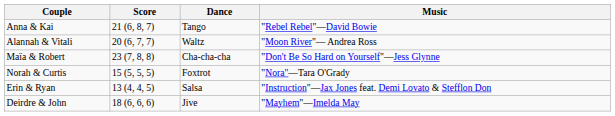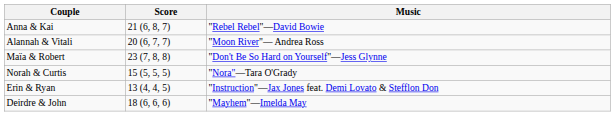- column: (219, 12)
